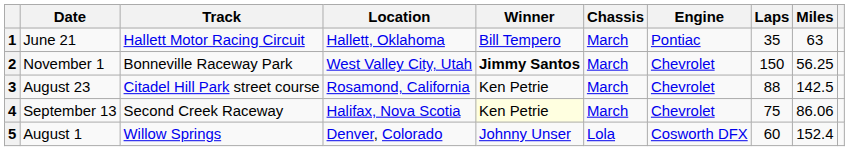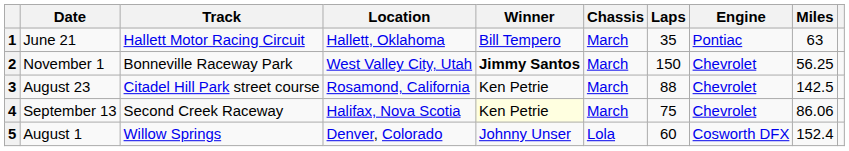columns swapped: (699, 16) <-> (772, 16)
